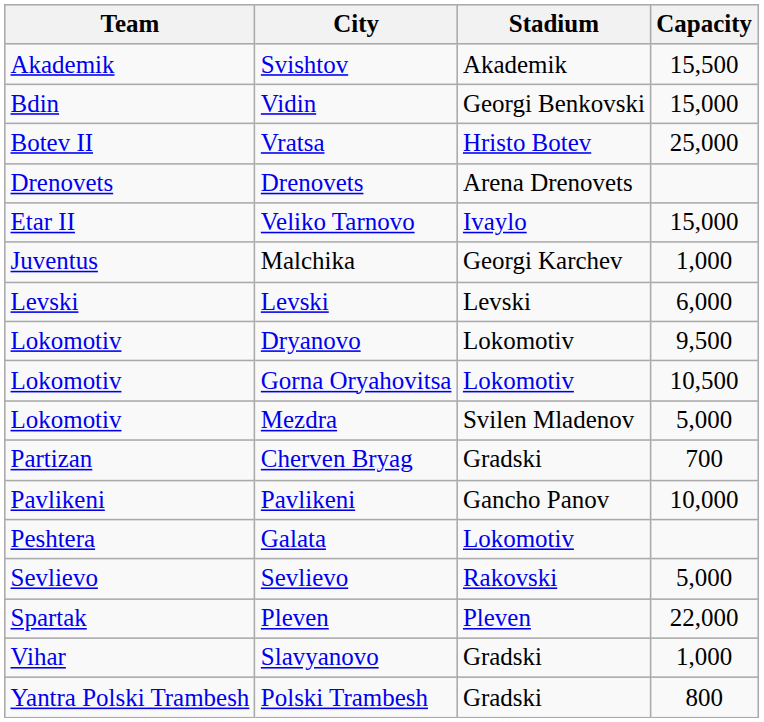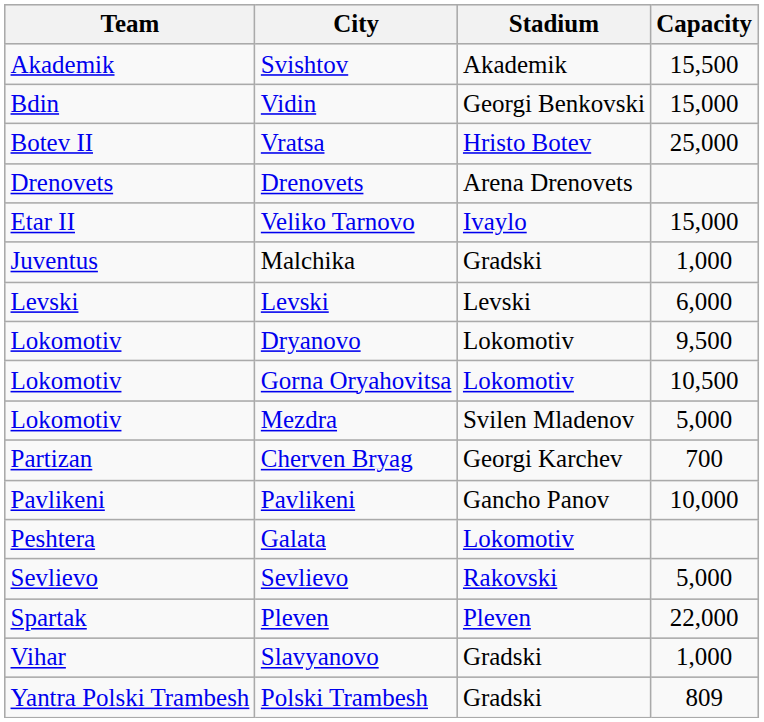(543, 261) Georgi Karchev -> (502, 261) Gradski
(502, 459) Gradski -> (543, 459) Georgi Karchev
(704, 697) 800 -> (704, 697) 809
